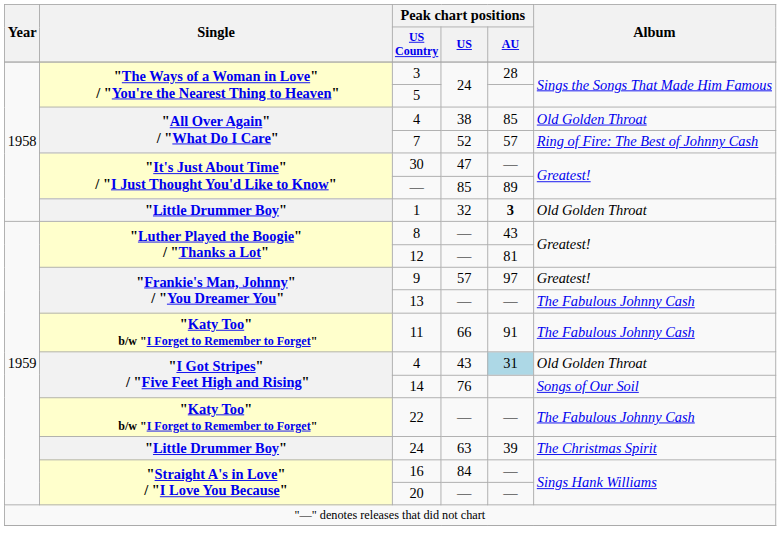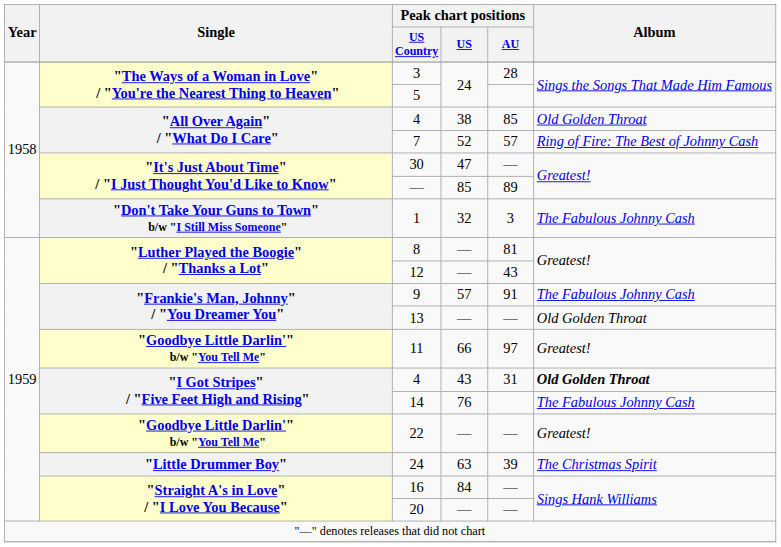(216, 210) "Little Drummer Boy" -> (216, 218) "Don't Take Your Guns to Town" b/w "I Still Miss Someone"
(510, 210) bold -> (510, 218) normal
(592, 210) Old Golden Throat -> (616, 218) The Fabulous Johnny Cash
(510, 233) 43 -> (510, 249) 81
(510, 255) 81 -> (510, 272) 43
(510, 278) 97 -> (510, 294) 91
(564, 278) Greatest! -> (616, 294) The Fabulous Johnny Cash
(616, 301) The Fabulous Johnny Cash -> (592, 317) Old Golden Throat
(216, 332) "Katy Too" b/w "I Forget to Remember to Forget" -> (216, 348) "Goodbye Little Darlin'" b/w "You Tell Me"
(510, 332) 91 -> (510, 348) 97
(616, 332) The Fabulous Johnny Cash -> (564, 348) Greatest!
(510, 363) lightblue background -> (510, 379) no background
(592, 363) normal -> (593, 379) bold
(588, 386) Songs of Our Soil -> (616, 402) The Fabulous Johnny Cash
(216, 417) "Katy Too" b/w "I Forget to Remember to Forget" -> (216, 433) "Goodbye Little Darlin'" b/w "You Tell Me"
(616, 417) The Fabulous Johnny Cash -> (564, 433) Greatest!
